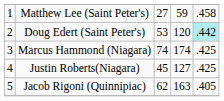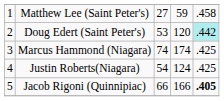(162, 68) 45 -> (162, 68) 54
(182, 68) 127 -> (182, 68) 124
(162, 86) 62 -> (162, 86) 66
(182, 86) 163 -> (182, 86) 166
(206, 86) normal -> (206, 86) bold
